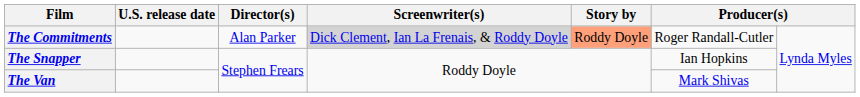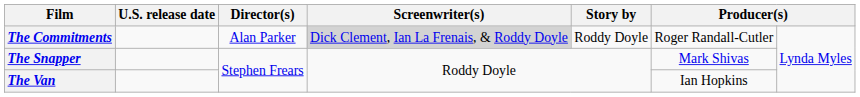(611, 37) lightsalmon background -> (611, 37) no background
(714, 59) Ian Hopkins -> (714, 59) Mark Shivas
(714, 80) Mark Shivas -> (714, 80) Ian Hopkins
